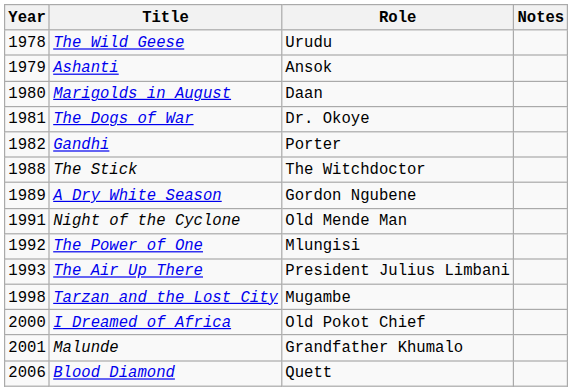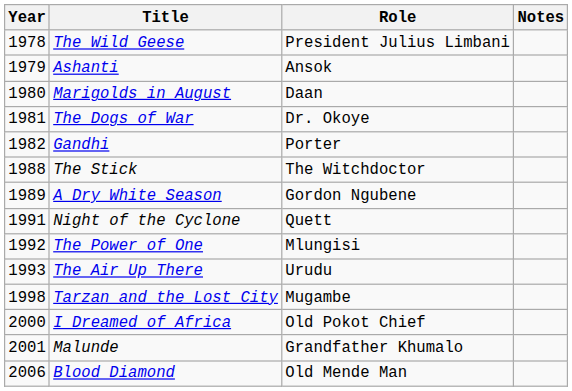(309, 43) Urudu -> (398, 43) President Julius Limbani
(346, 221) Old Mende Man -> (309, 221) Quett
(398, 272) President Julius Limbani -> (309, 272) Urudu
(309, 373) Quett -> (346, 373) Old Mende Man
